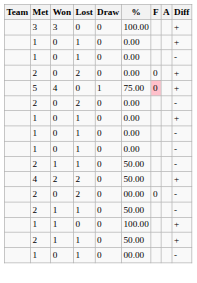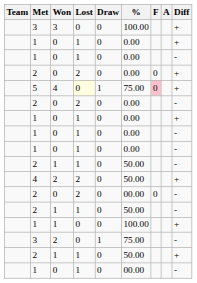(78, 88) no background -> (78, 88) lightyellow background
+ row: (35, 240)
